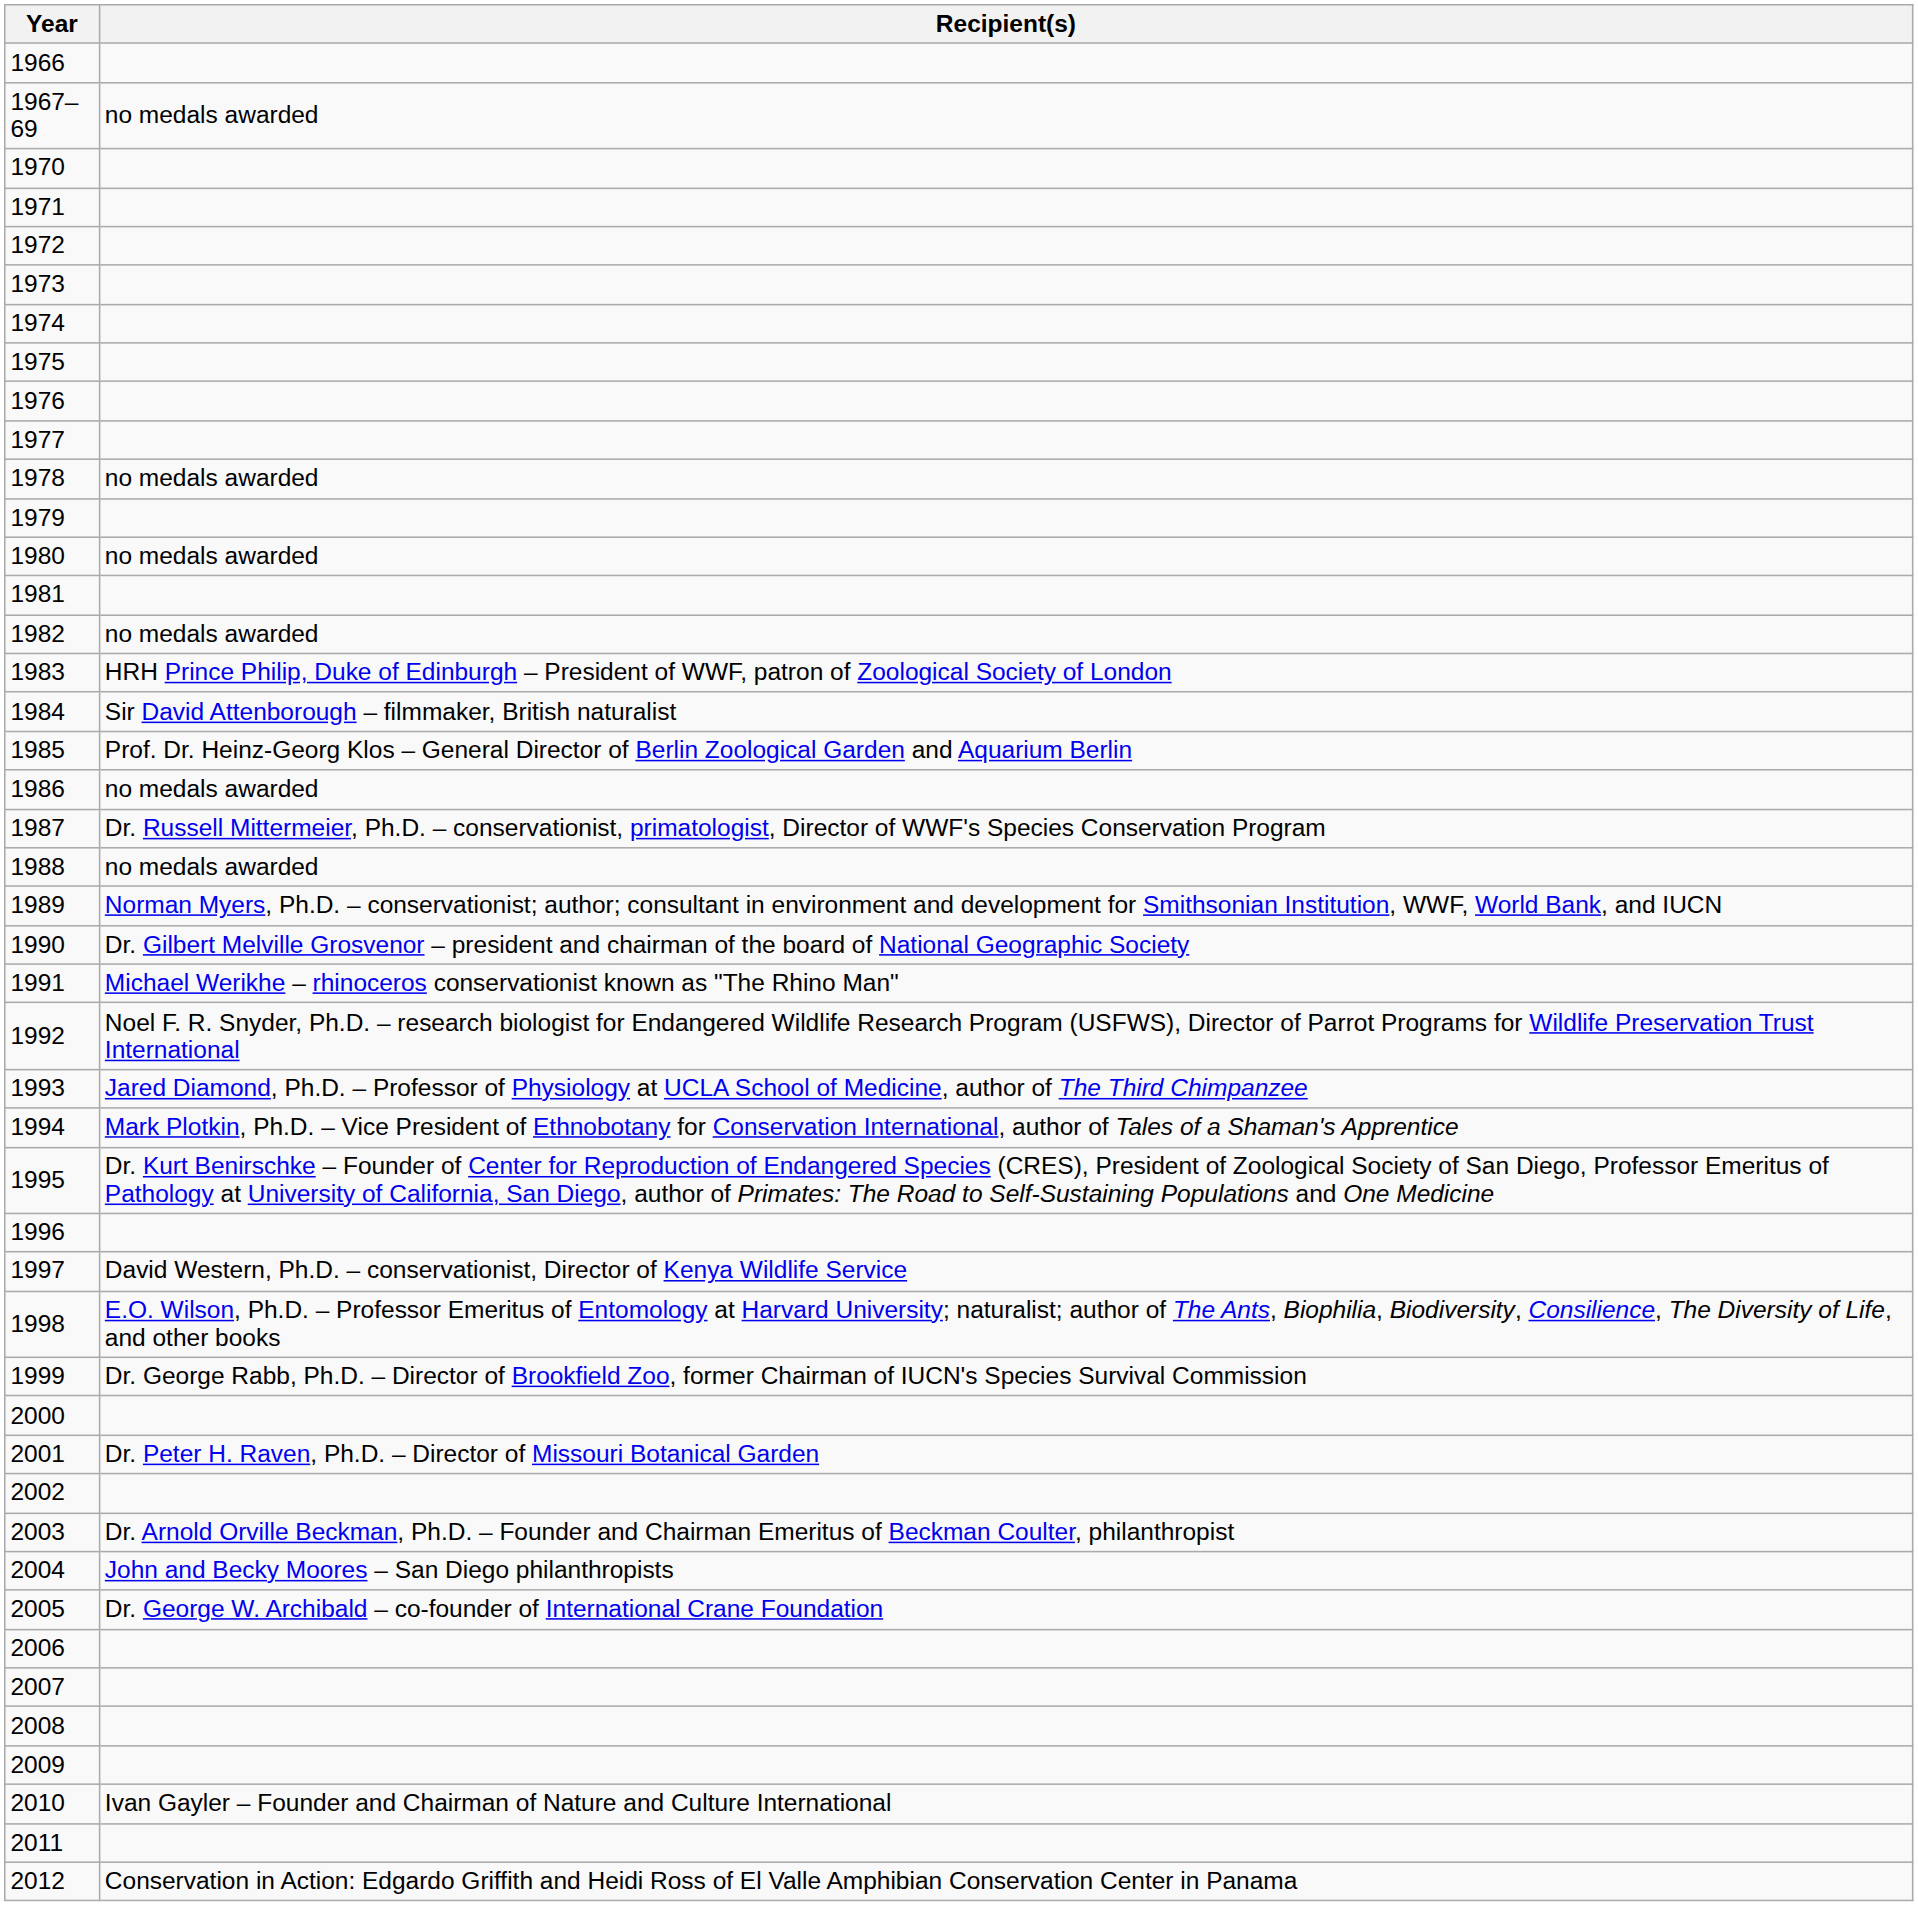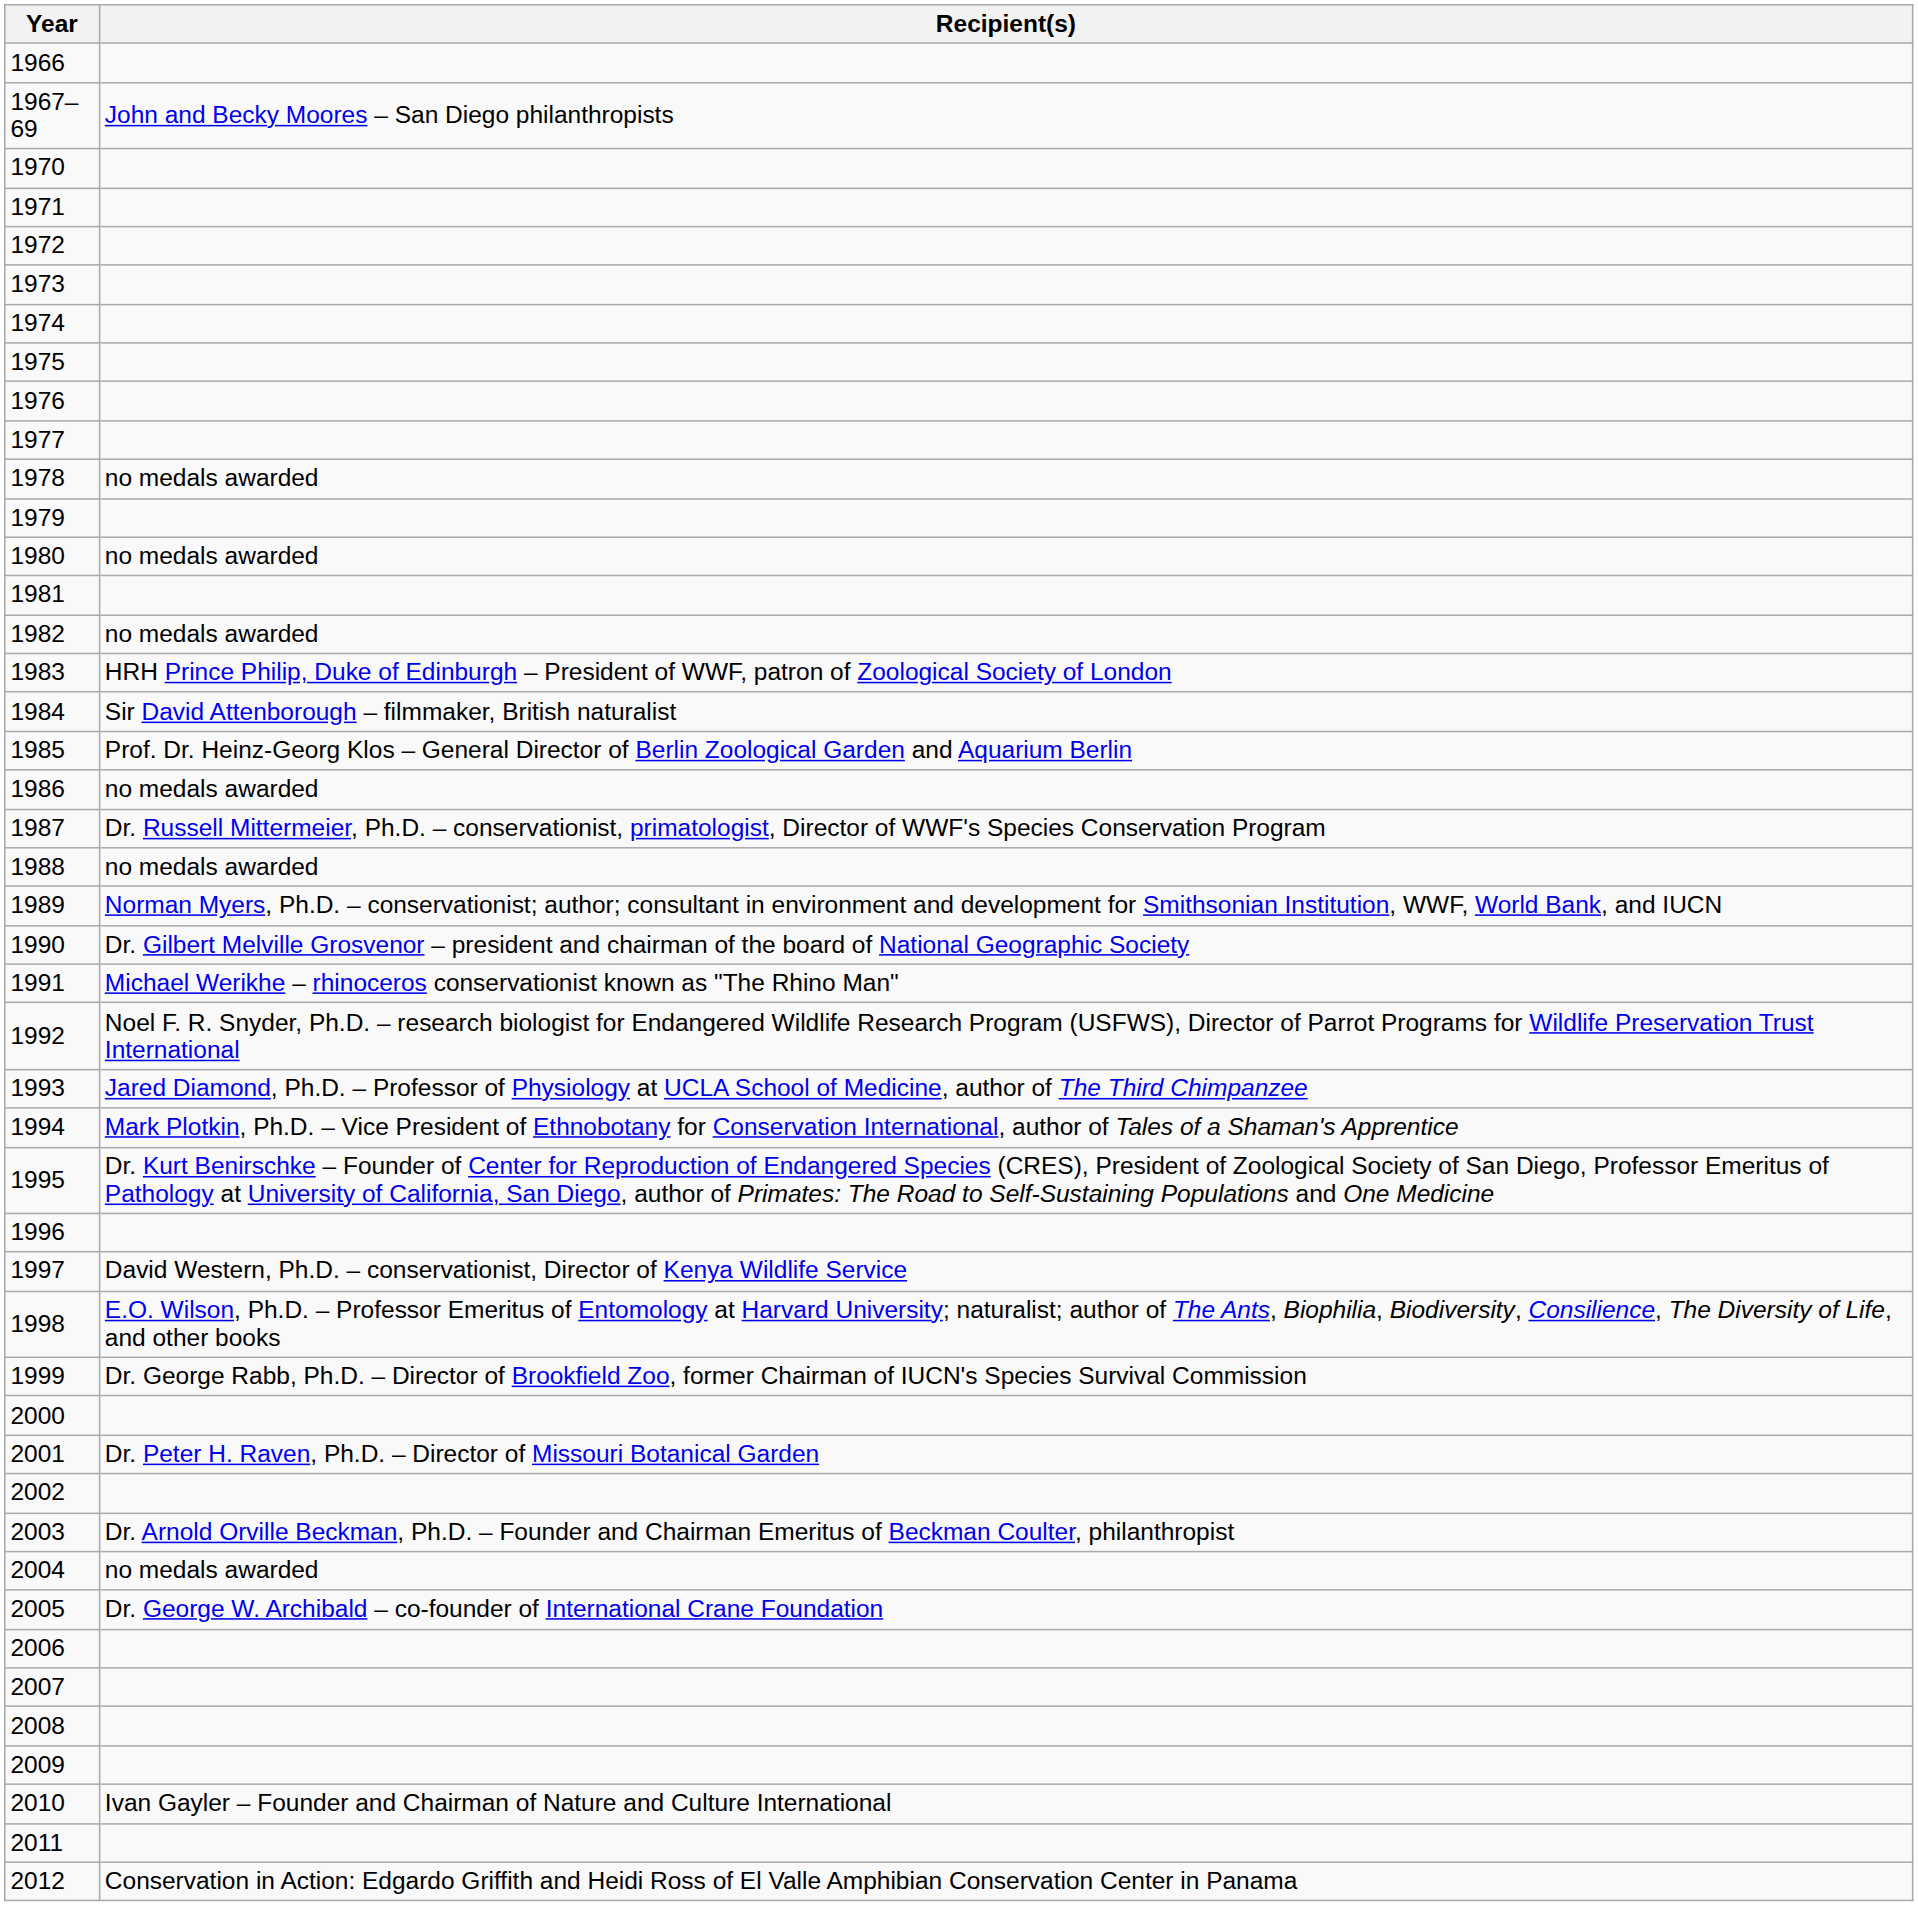(212, 115) no medals awarded -> (389, 115) John and Becky Moores – San Diego philanthropists
(389, 1570) John and Becky Moores – San Diego philanthropists -> (212, 1570) no medals awarded
